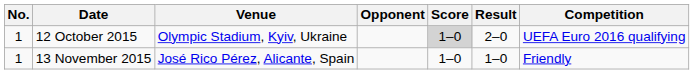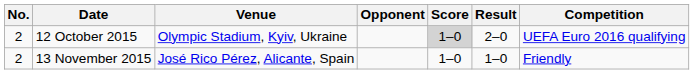(19, 36) 1 -> (19, 36) 2
(19, 58) 1 -> (19, 58) 2
